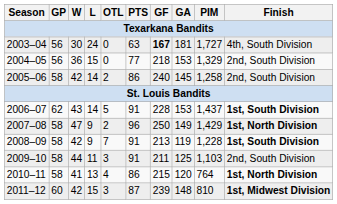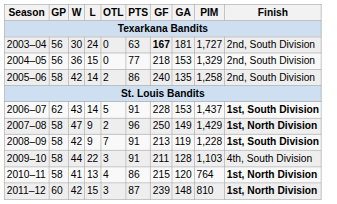(270, 45) 4th, South Division -> (271, 45) 2nd, South Division
(183, 77) 145 -> (183, 77) 135
(92, 158) 11 -> (93, 158) 22
(183, 158) 125 -> (183, 158) 128
(271, 158) 2nd, South Division -> (270, 158) 4th, South Division
(279, 191) 1st, Midwest Division -> (272, 191) 1st, North Division
